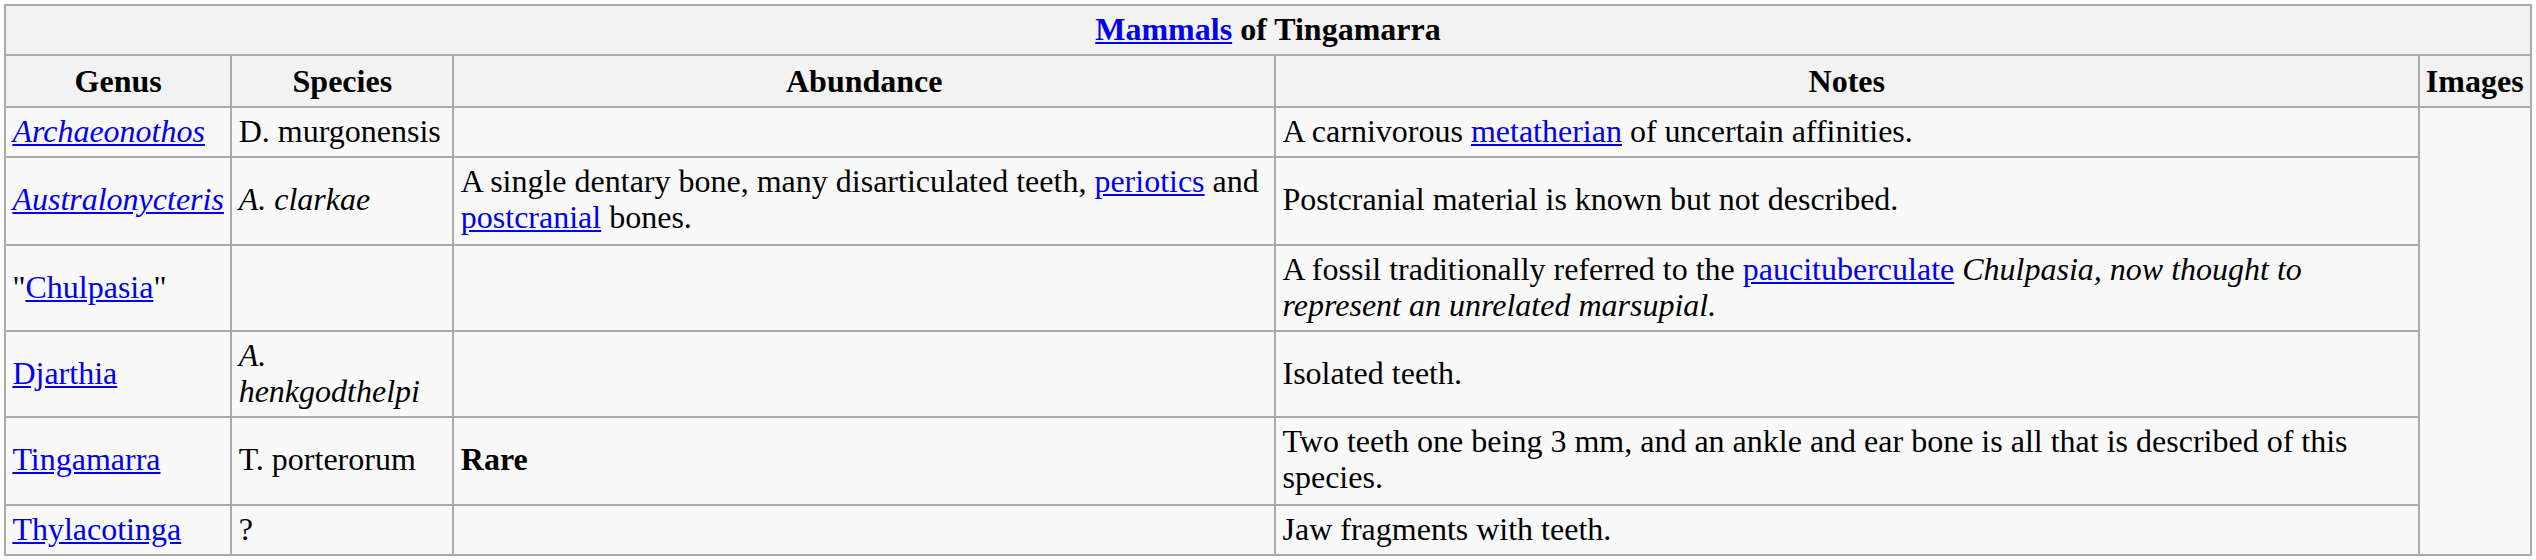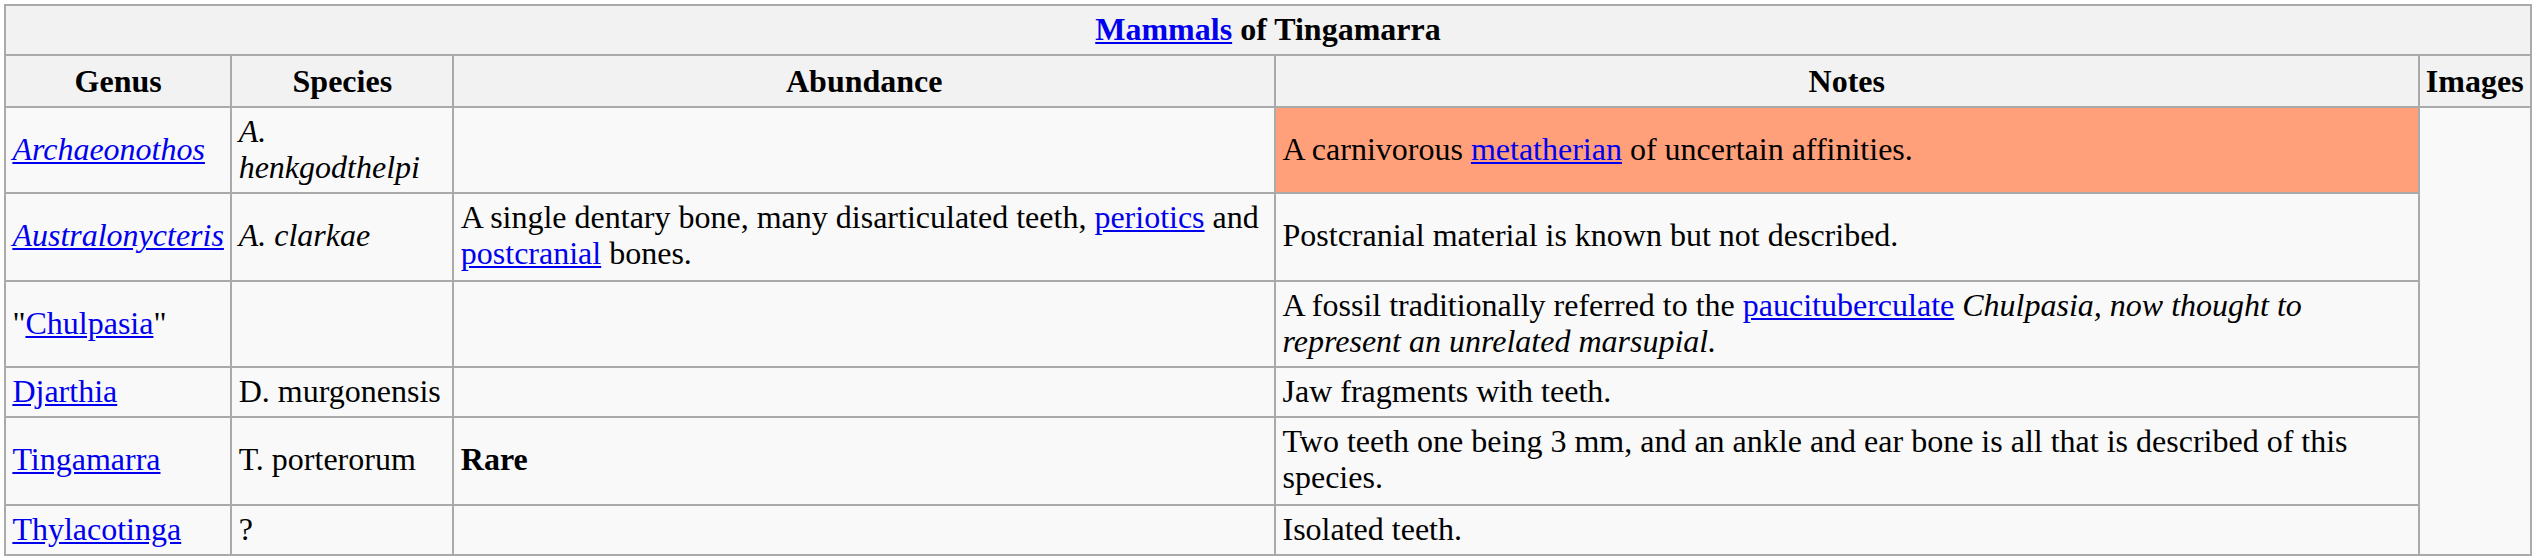(340, 131) D. murgonensis -> (329, 149) A. henkgodthelpi
(1598, 131) no background -> (1598, 149) lightsalmon background
(329, 373) A. henkgodthelpi -> (340, 391) D. murgonensis
(1372, 373) Isolated teeth. -> (1447, 391) Jaw fragments with teeth.
(1447, 529) Jaw fragments with teeth. -> (1372, 529) Isolated teeth.
